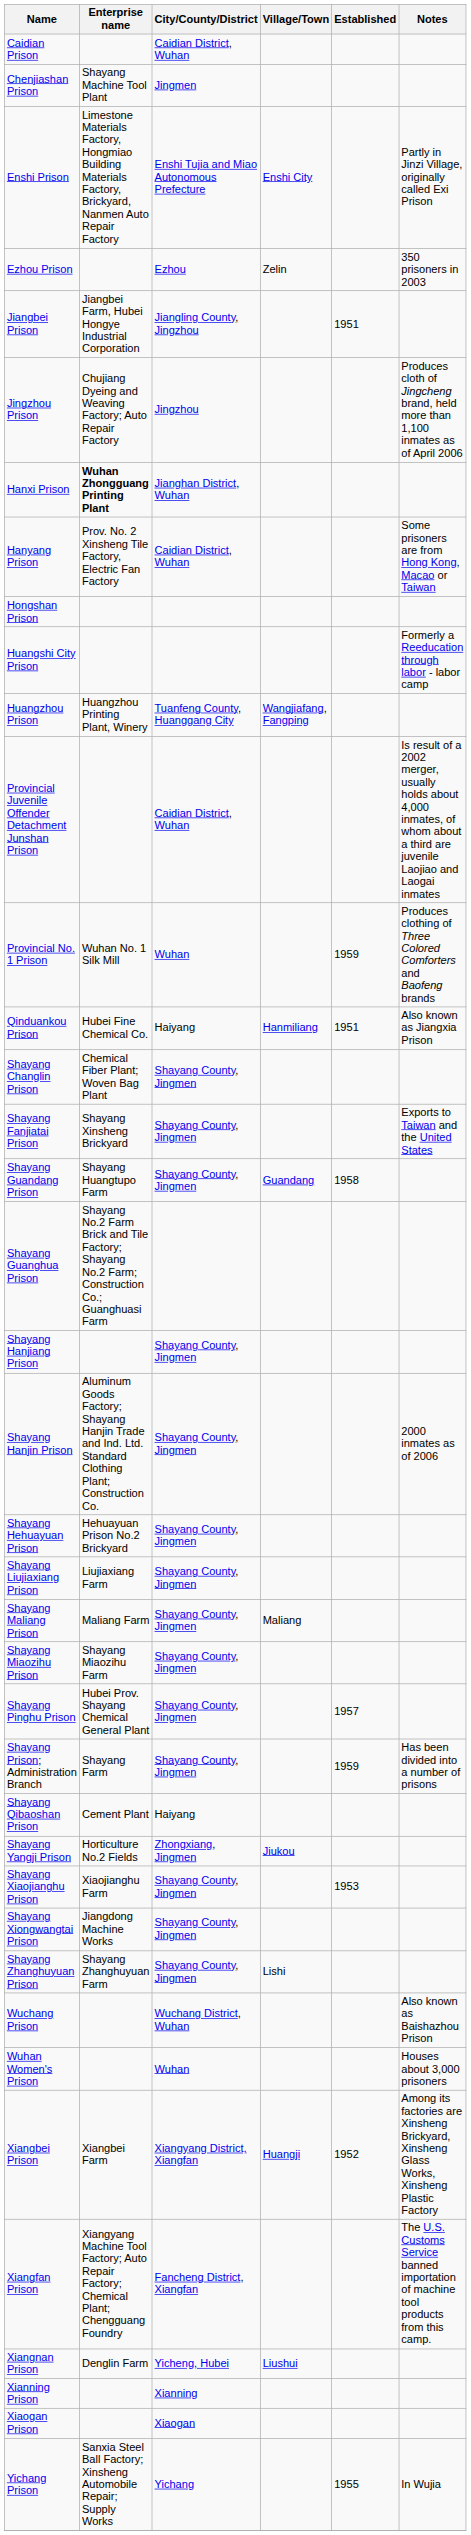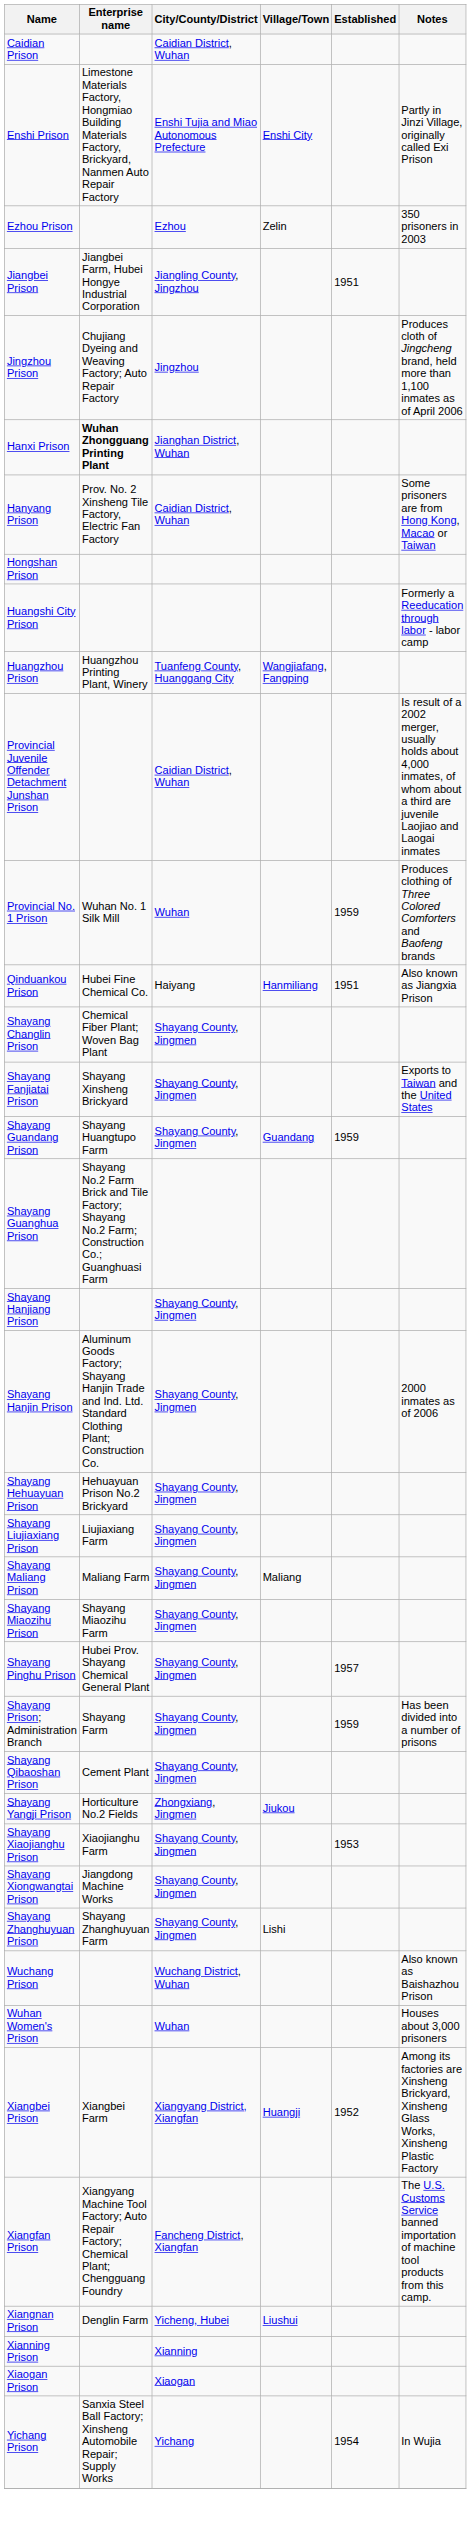- row: (38, 85)
(346, 1180) 1958 -> (346, 1137) 1959
(175, 1814) Haiyang -> (196, 1772) Shayang County, Jingmen
(346, 2484) 1955 -> (346, 2442) 1954
